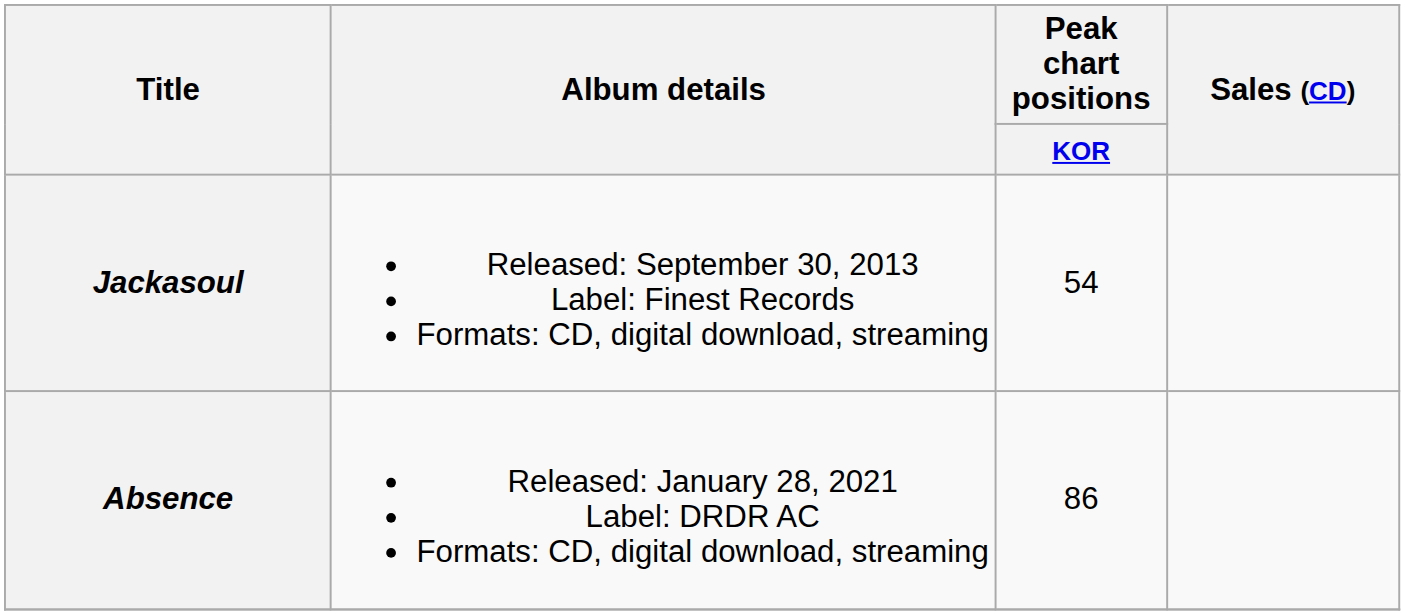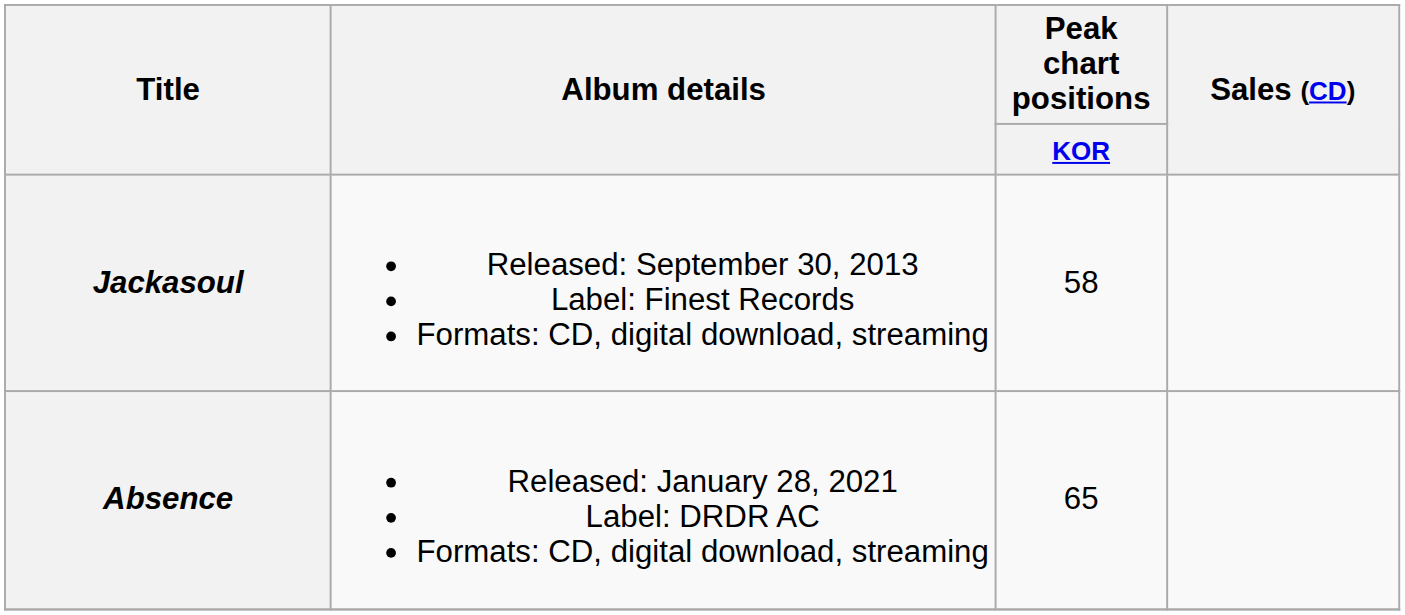(1081, 282) 54 -> (1081, 282) 58
(1081, 499) 86 -> (1081, 499) 65
